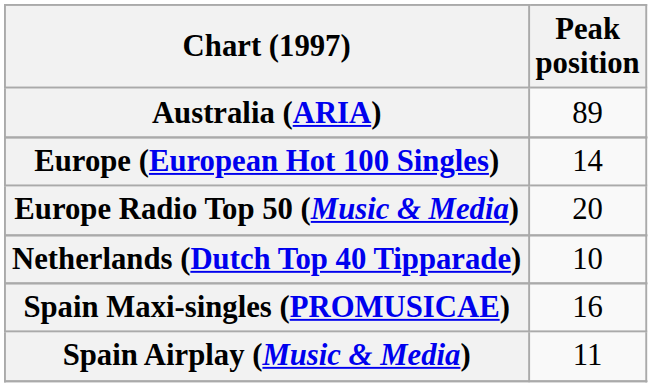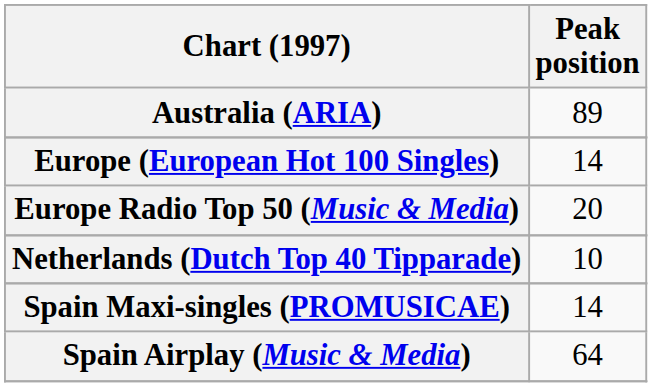(588, 307) 16 -> (588, 307) 14
(588, 355) 11 -> (588, 355) 64
